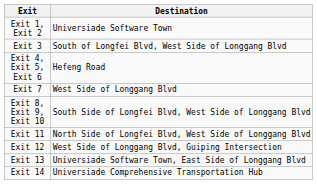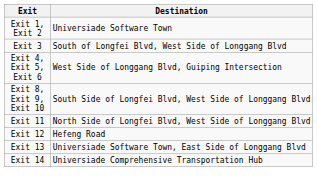(79, 68) Hefeng Road -> (167, 68) West Side of Longgang Blvd, Guiping Intersection
- row: (28, 90)
(167, 147) West Side of Longgang Blvd, Guiping Intersection -> (79, 134) Hefeng Road
